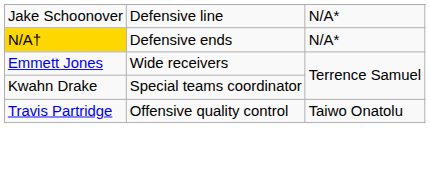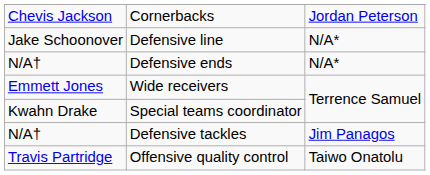+ row: (172, 16)
(24, 39) gold background -> (24, 63) no background
+ row: (188, 134)
